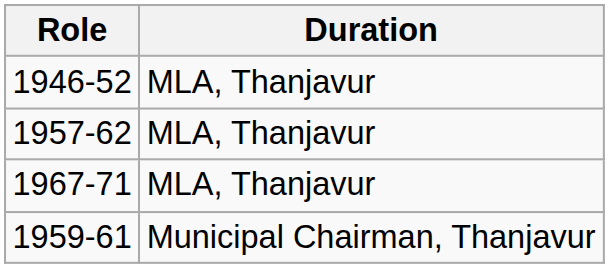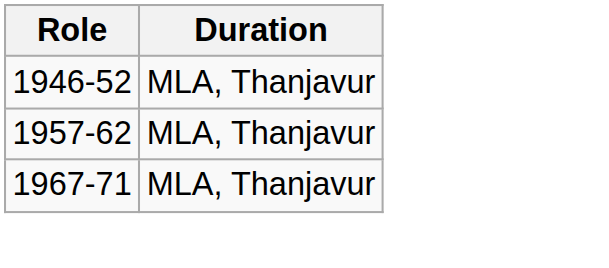- row: (72, 236)
